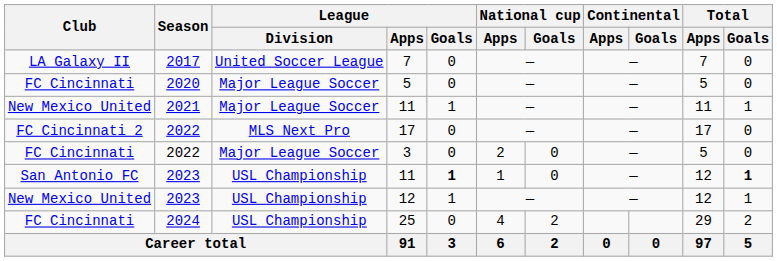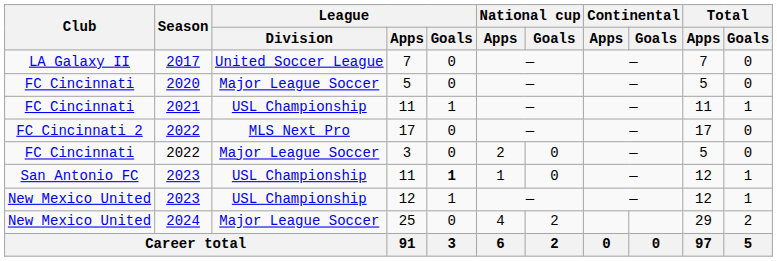(79, 108) New Mexico United -> (79, 108) FC Cincinnati
(299, 108) Major League Soccer -> (299, 108) USL Championship
(748, 176) bold -> (748, 176) normal
(79, 222) FC Cincinnati -> (79, 222) New Mexico United
(299, 222) USL Championship -> (299, 222) Major League Soccer
